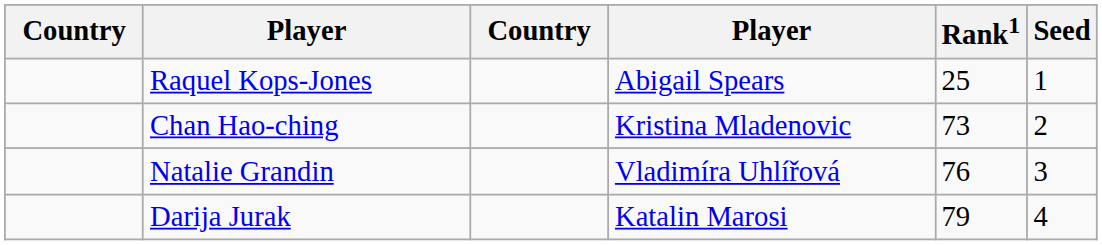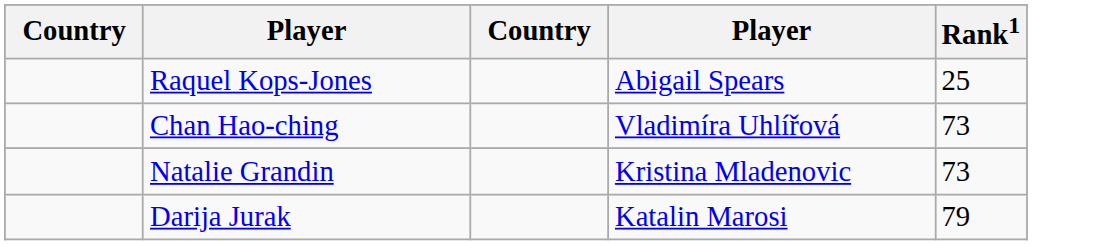- column: (1062, 31)
(733, 125) Kristina Mladenovic -> (727, 125) Vladimíra Uhlířová
(727, 171) Vladimíra Uhlířová -> (733, 171) Kristina Mladenovic
(956, 171) 76 -> (956, 171) 73
